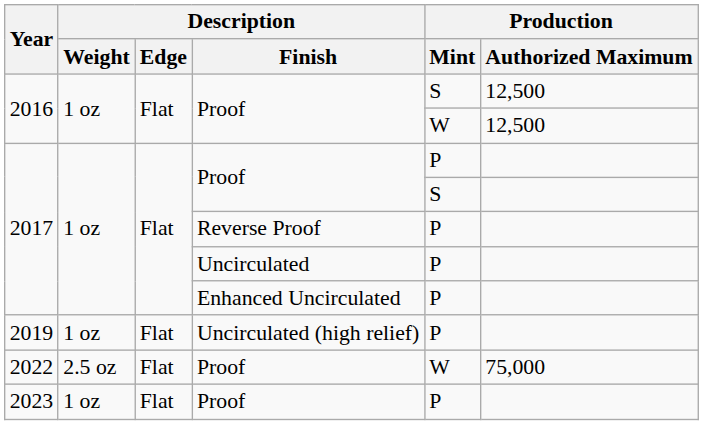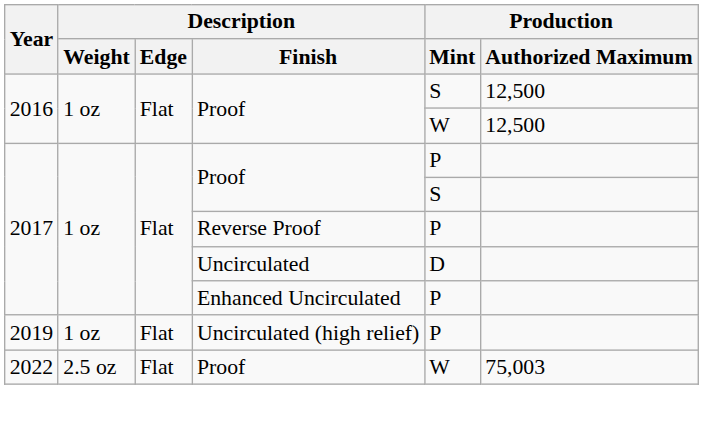(435, 263) P -> (437, 263) D
(515, 366) 75,000 -> (515, 366) 75,003
- row: (31, 401)
